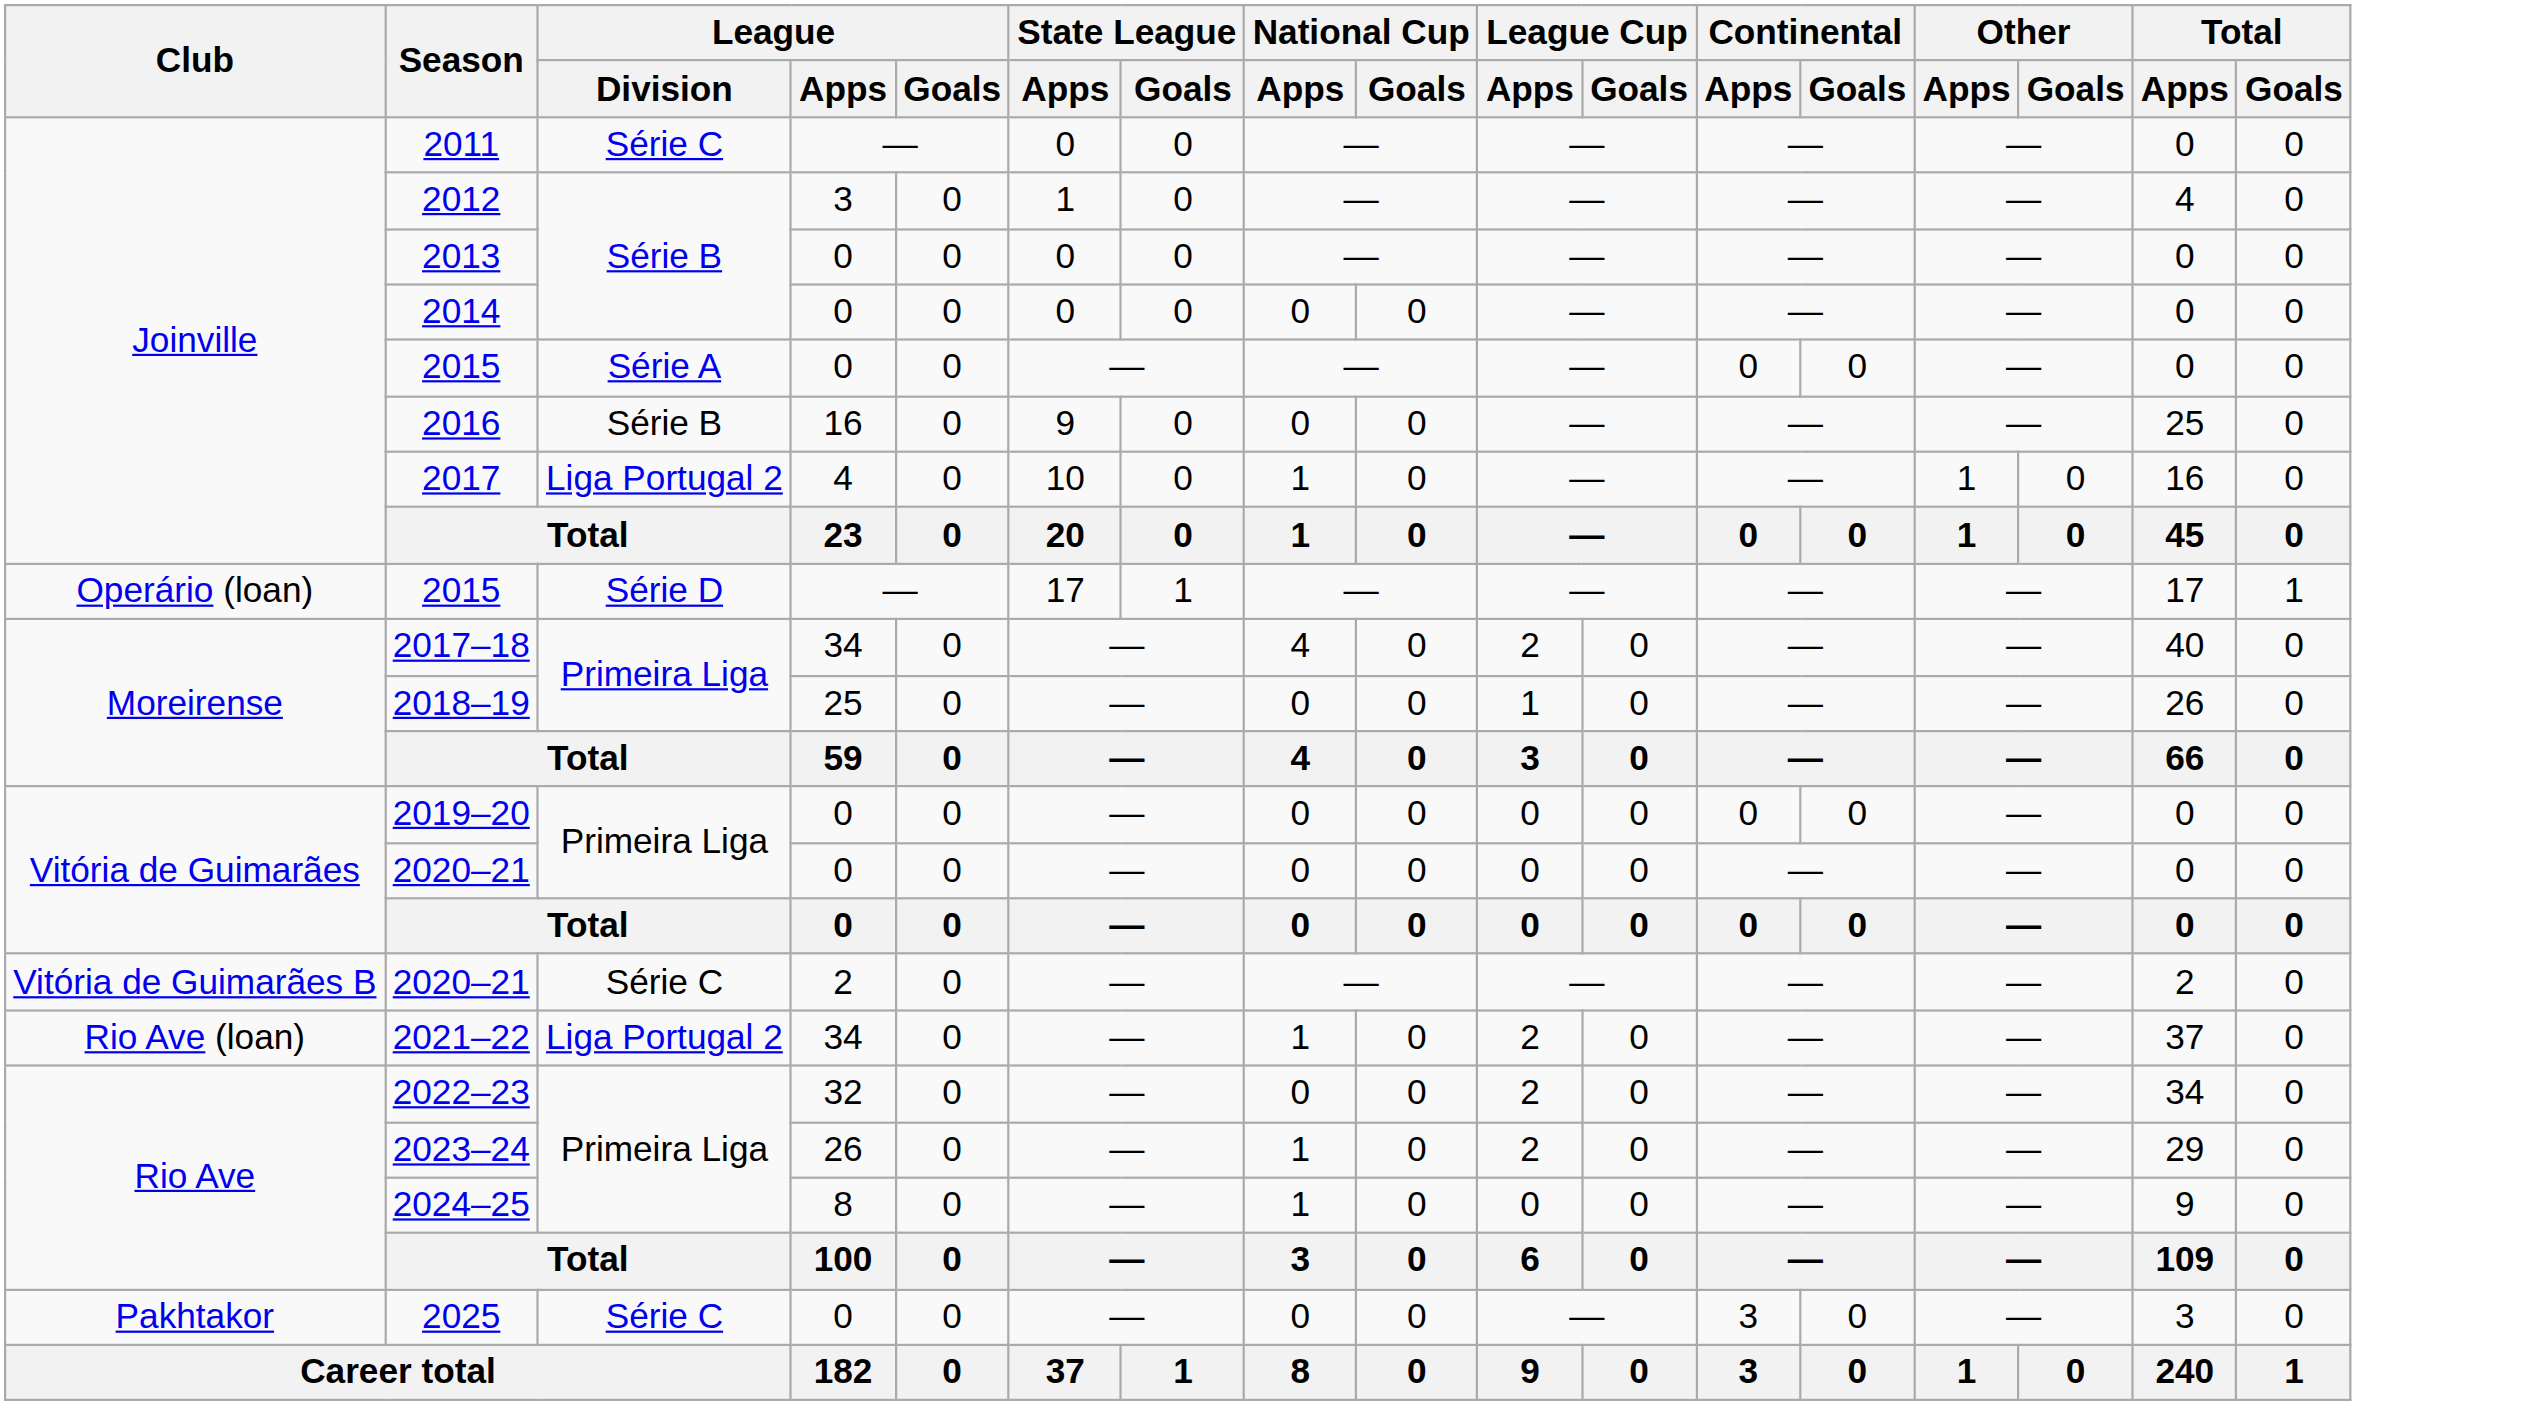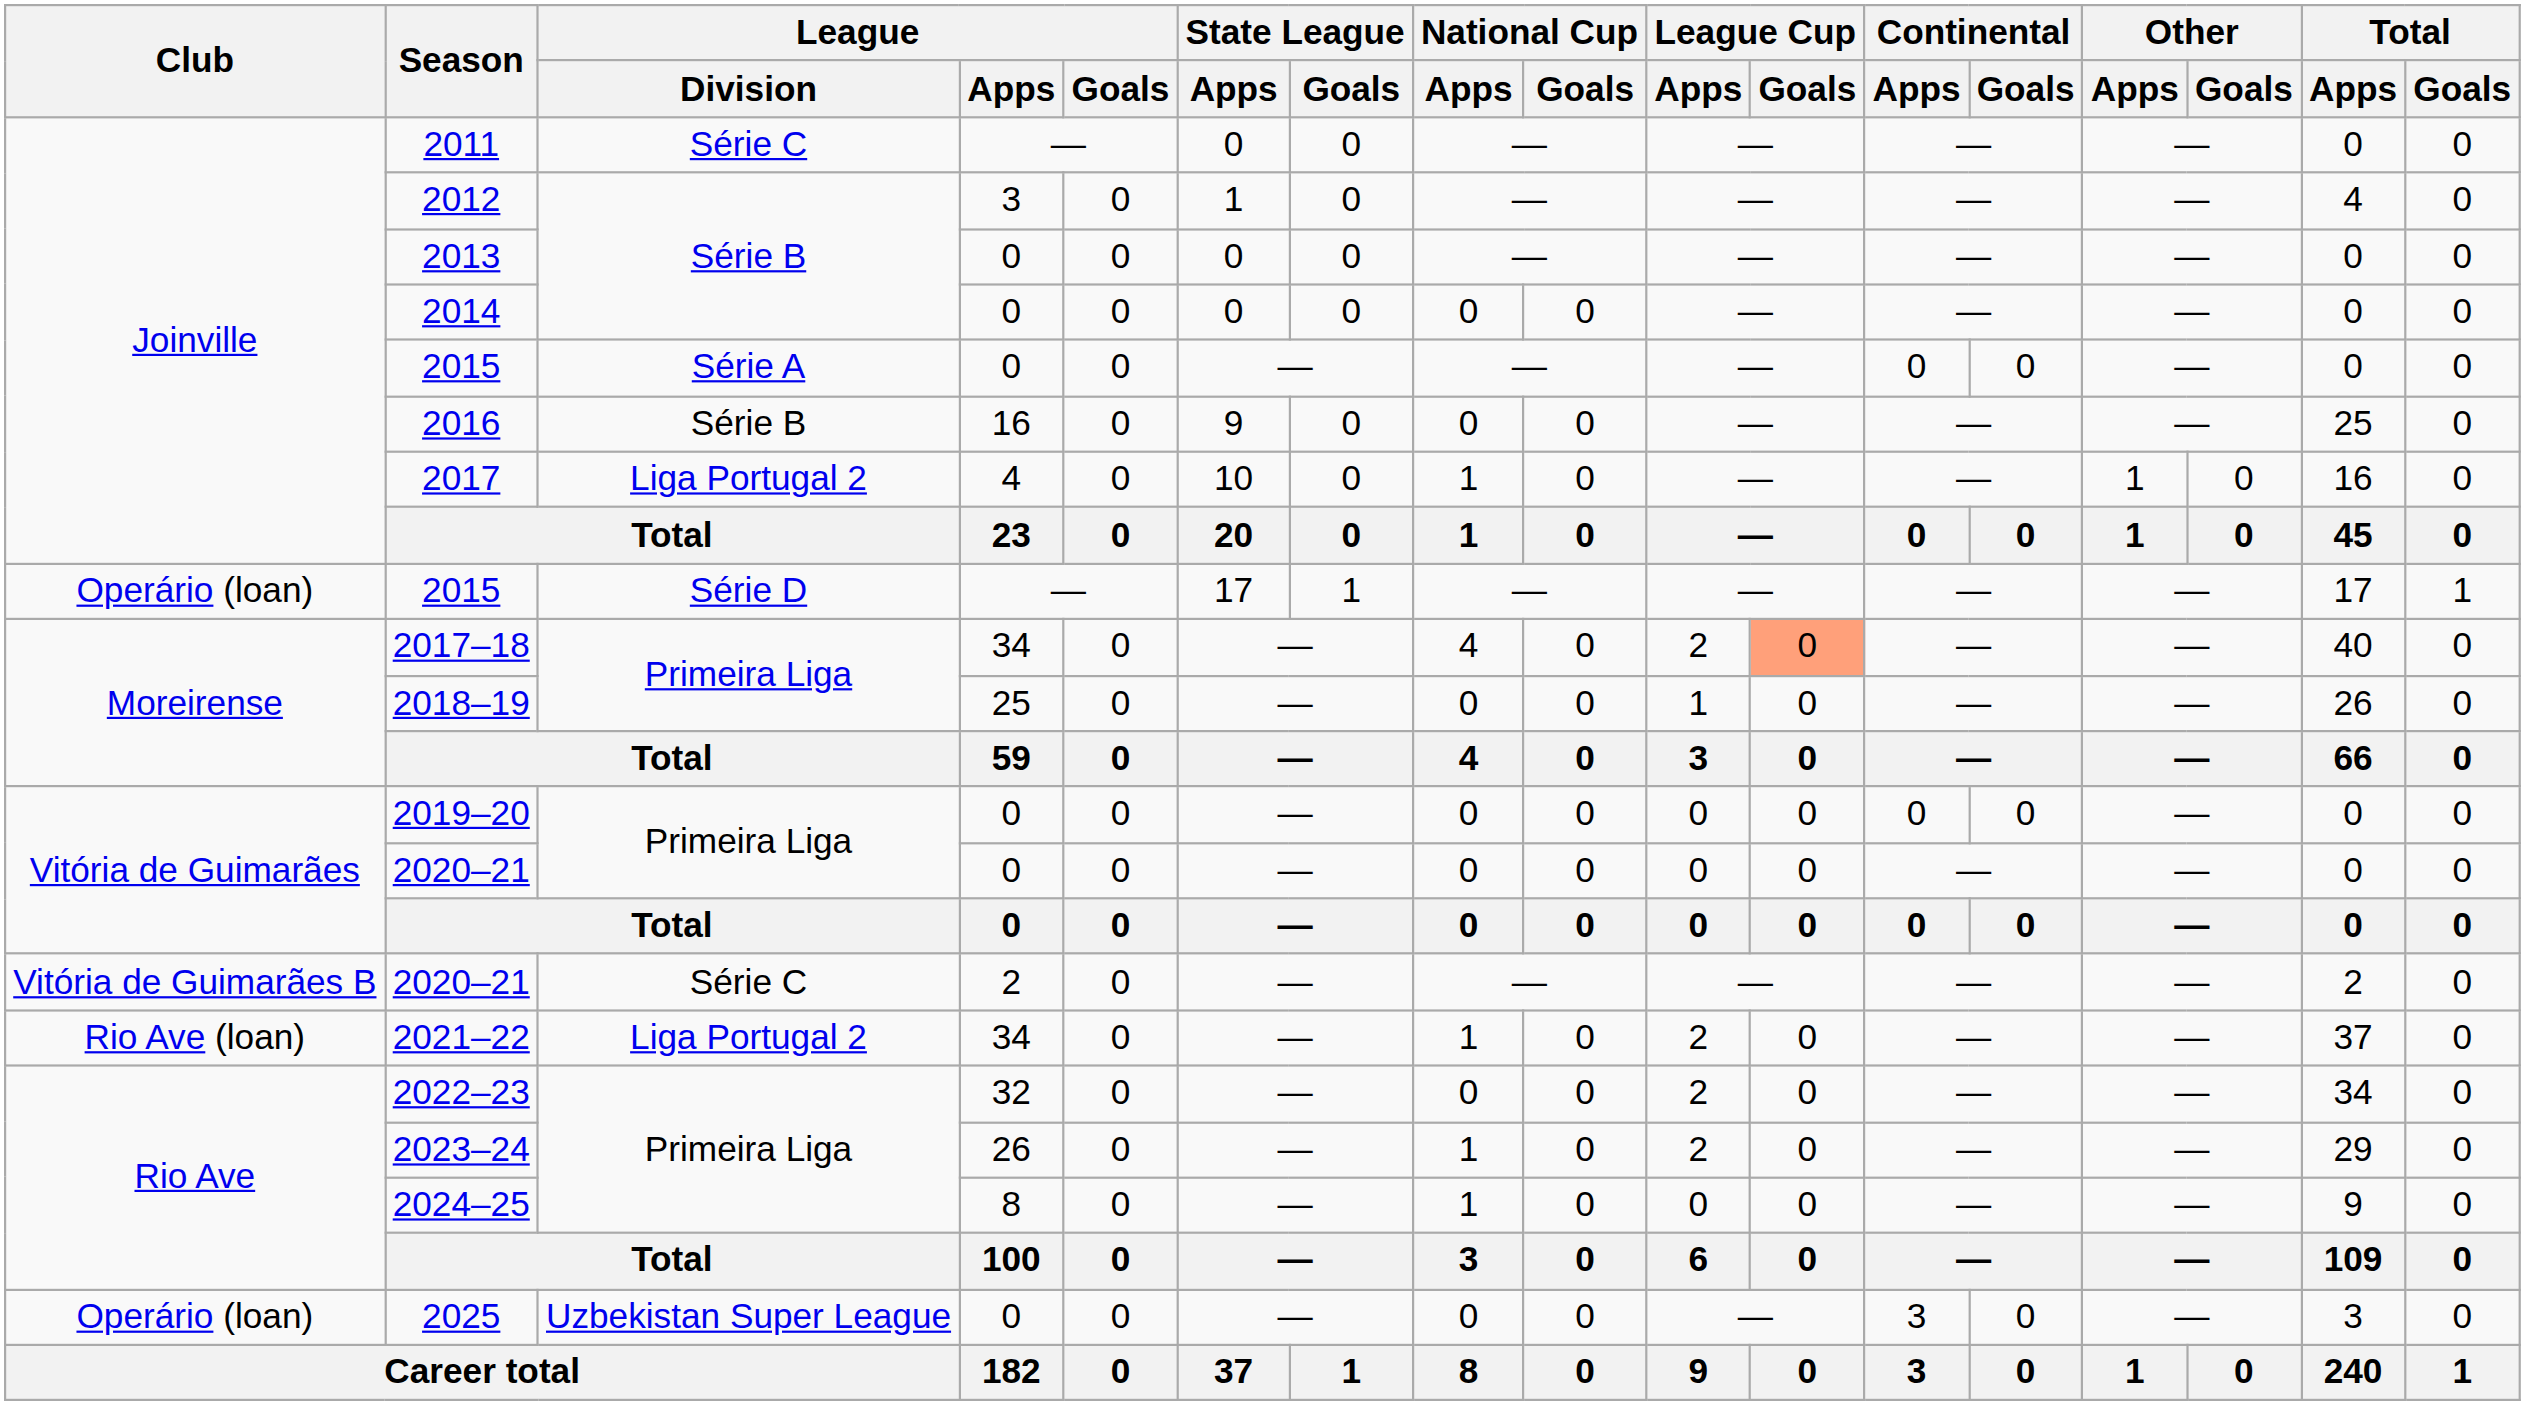(1639, 646) no background -> (1807, 646) lightsalmon background
(195, 1316) Pakhtakor -> (195, 1316) Operário (loan)
(664, 1316) Série C -> (749, 1316) Uzbekistan Super League
